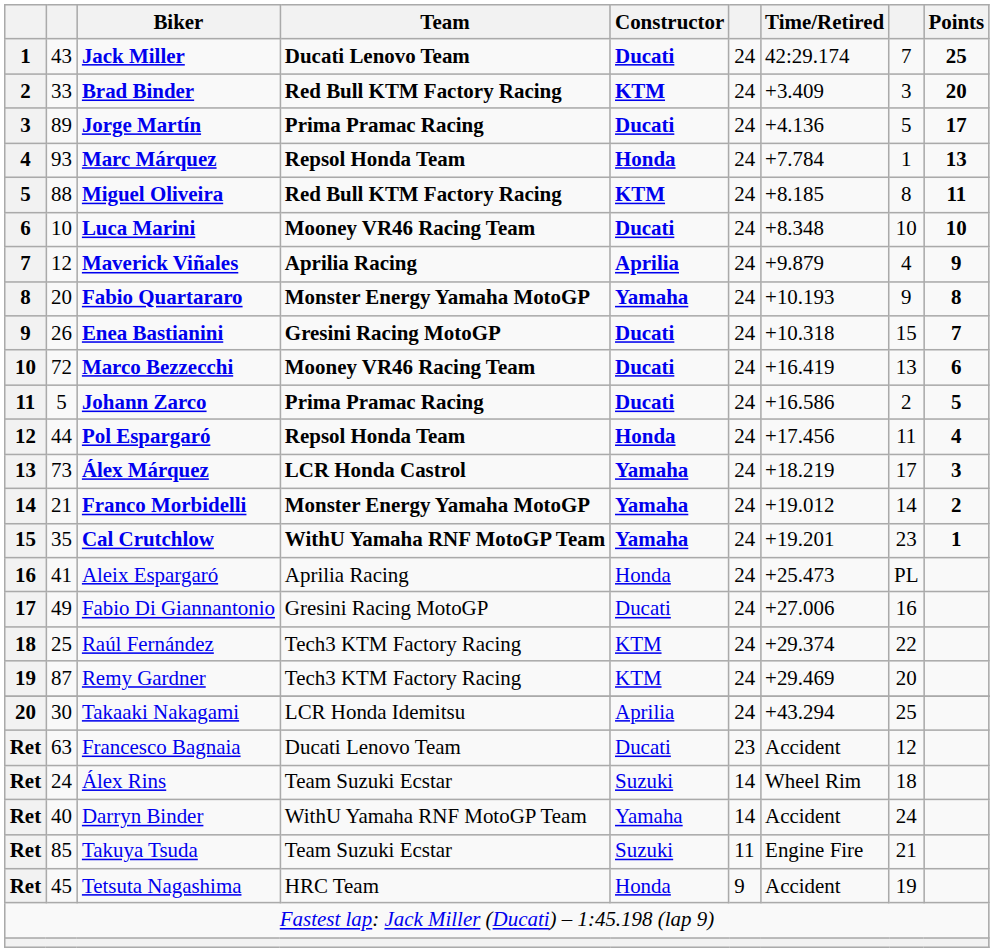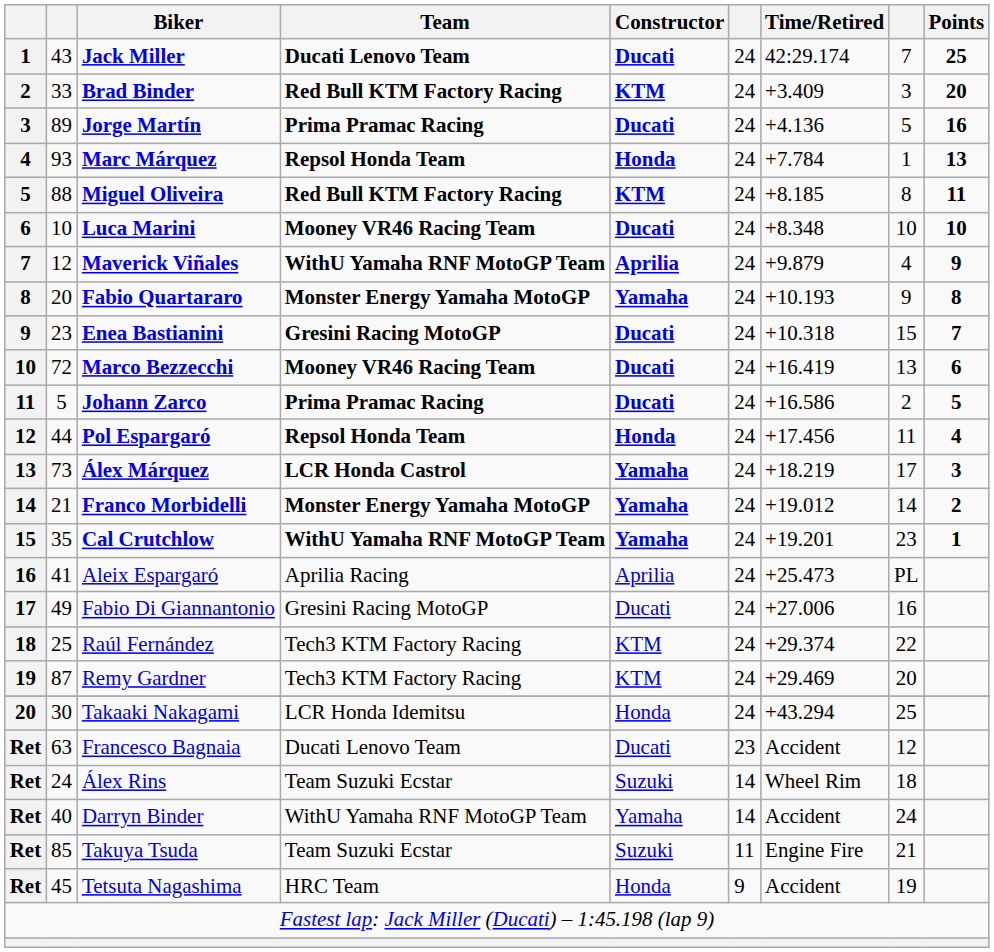(956, 125) 17 -> (956, 125) 16
(351, 263) Aprilia Racing -> (445, 263) WithU Yamaha RNF MotoGP Team
(62, 332) 26 -> (62, 332) 23
(643, 574) Honda -> (645, 574) Aprilia
(645, 712) Aprilia -> (643, 712) Honda
